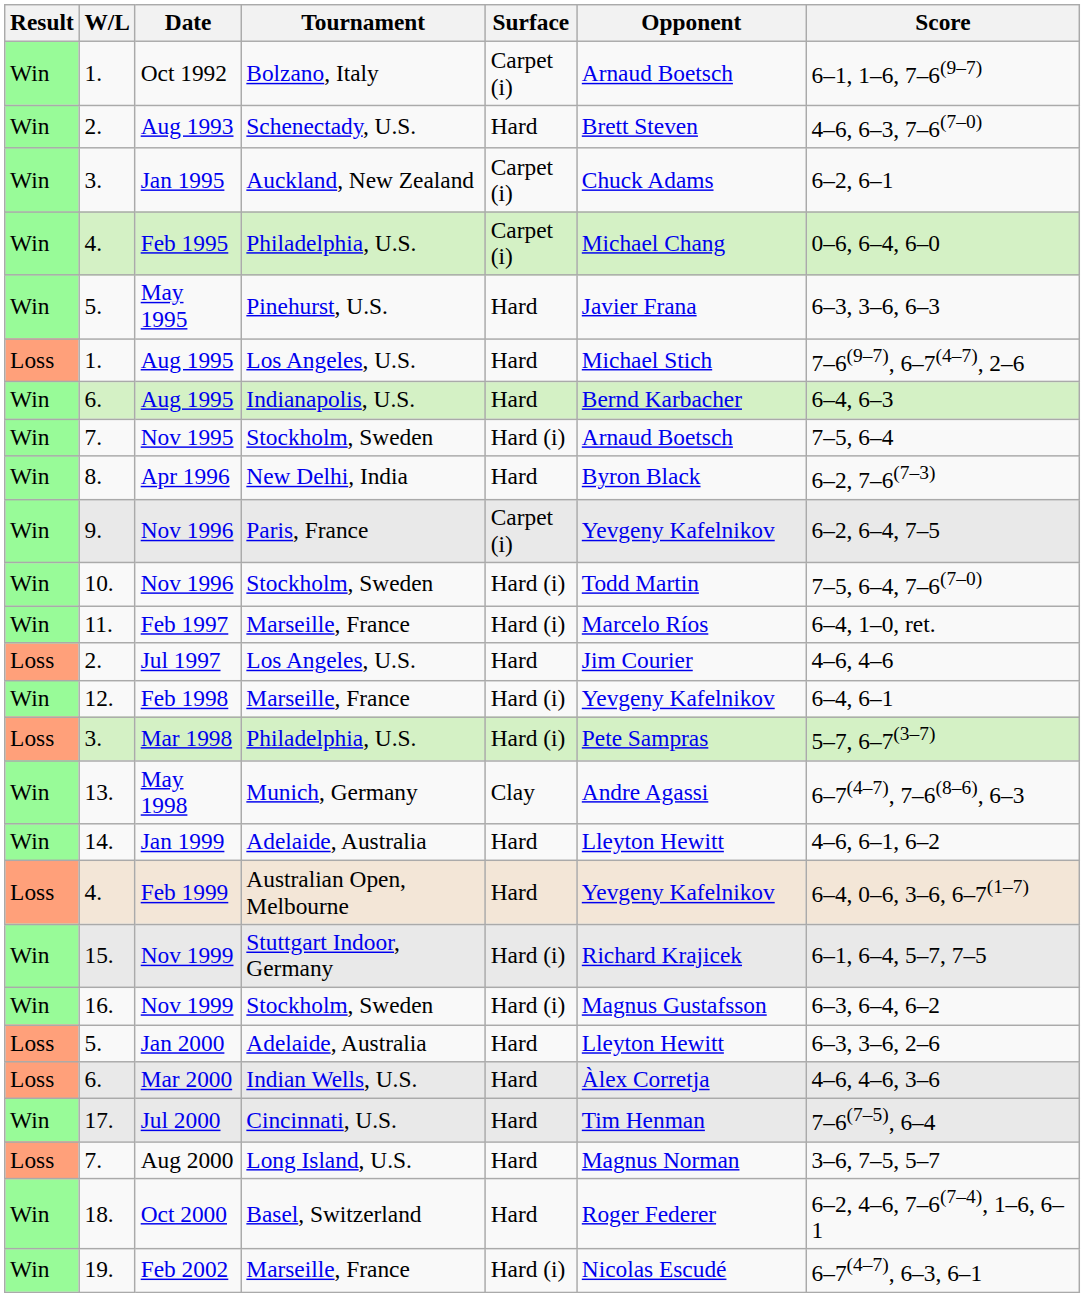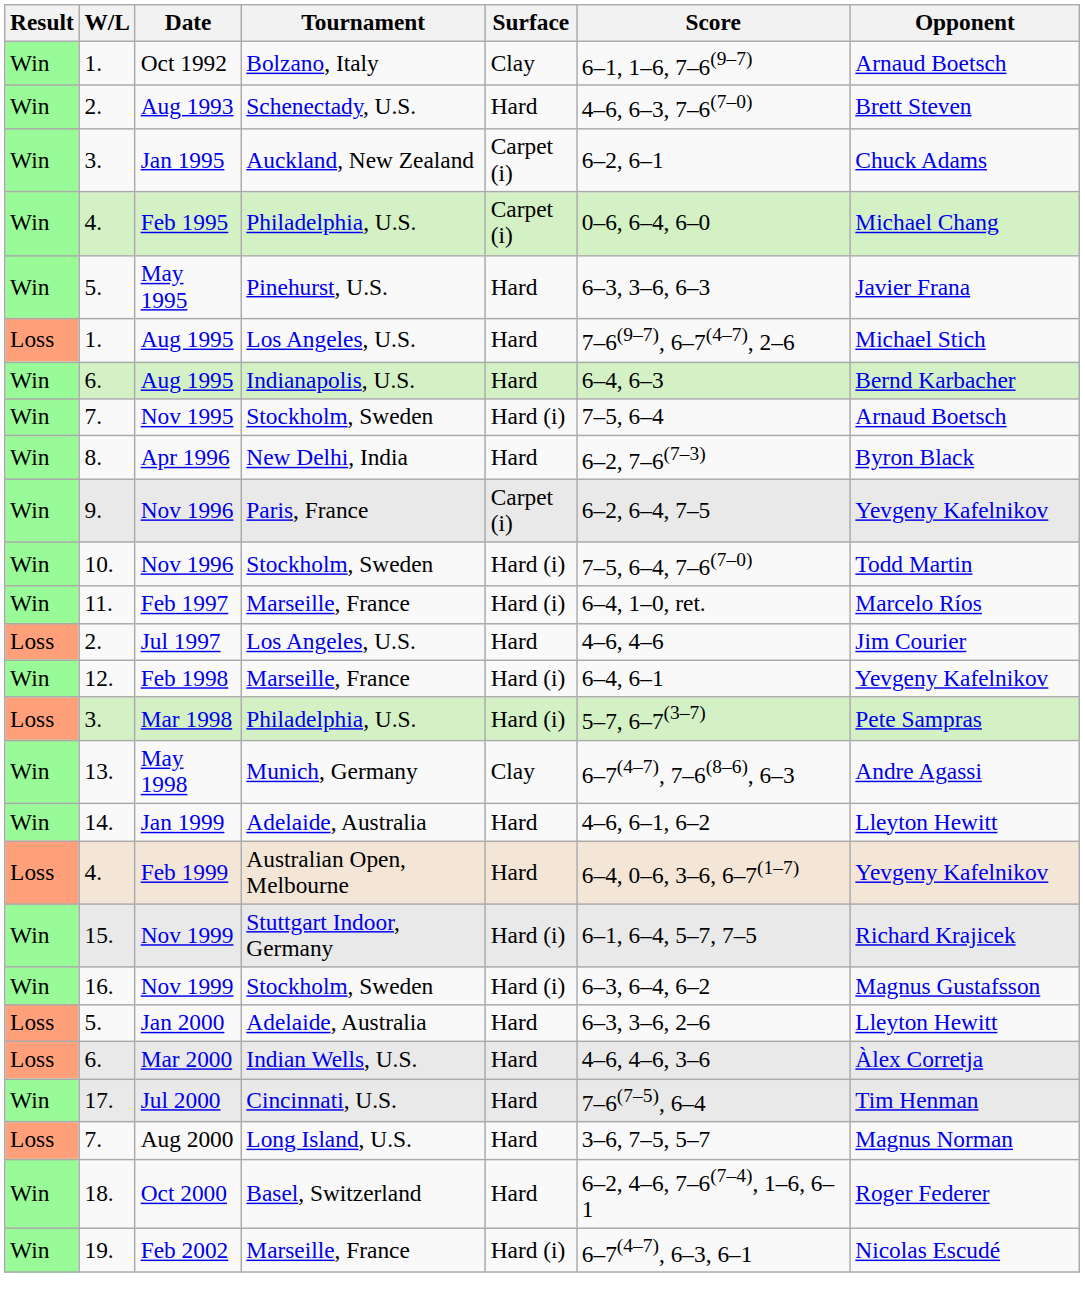columns swapped: (691, 23) <-> (943, 23)
(522, 73) Carpet (i) -> (513, 63) Clay
